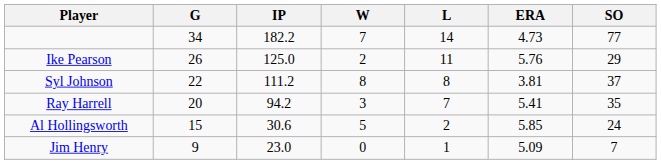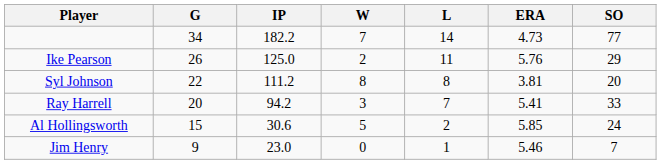(614, 81) 37 -> (614, 81) 20
(614, 103) 35 -> (614, 103) 33
(530, 147) 5.09 -> (530, 147) 5.46
